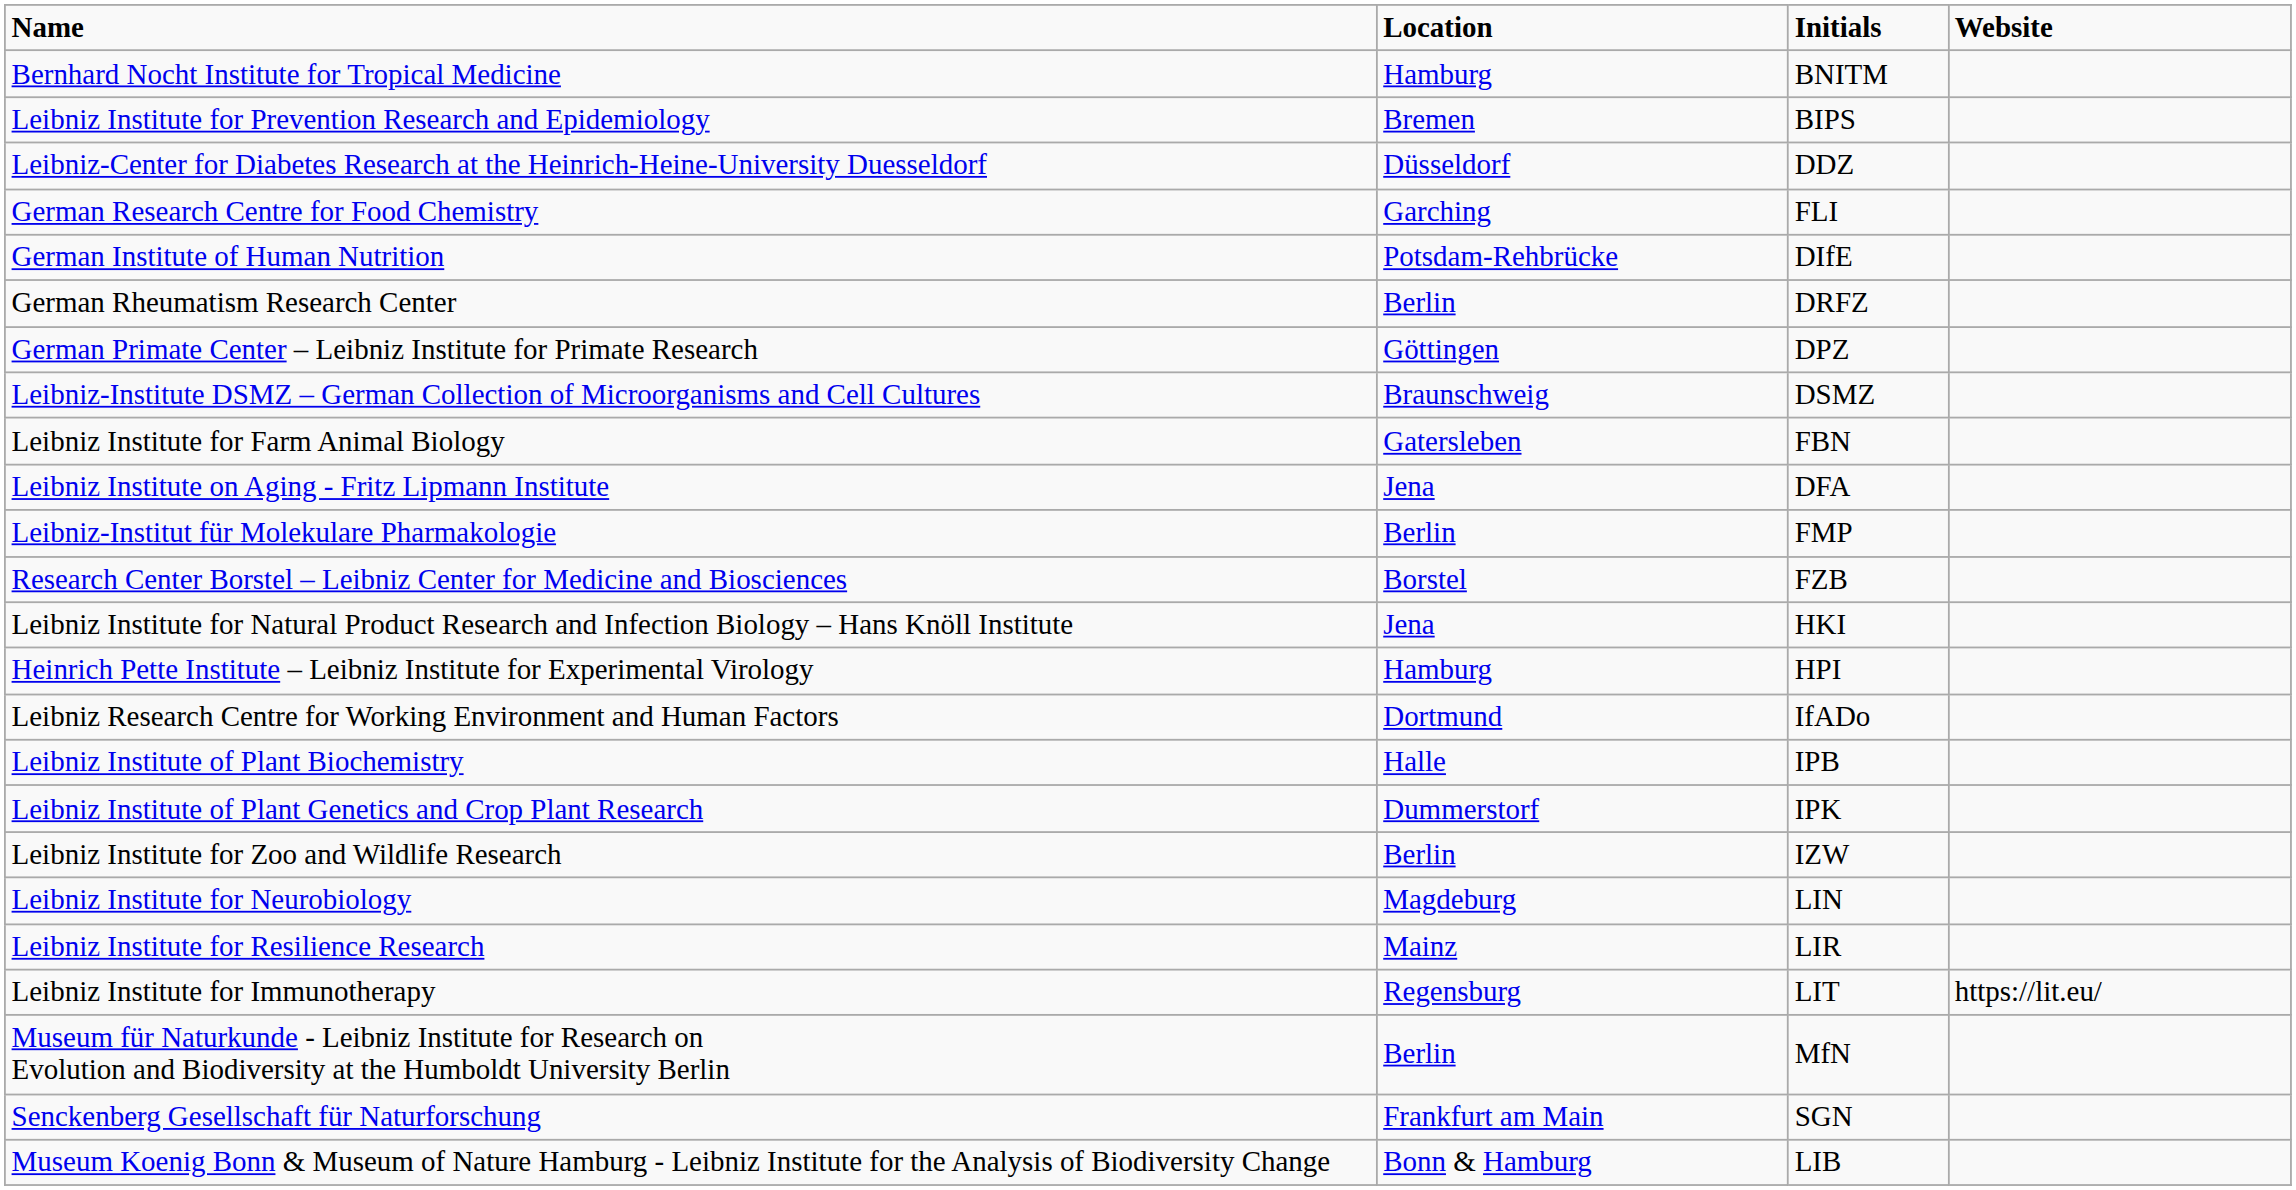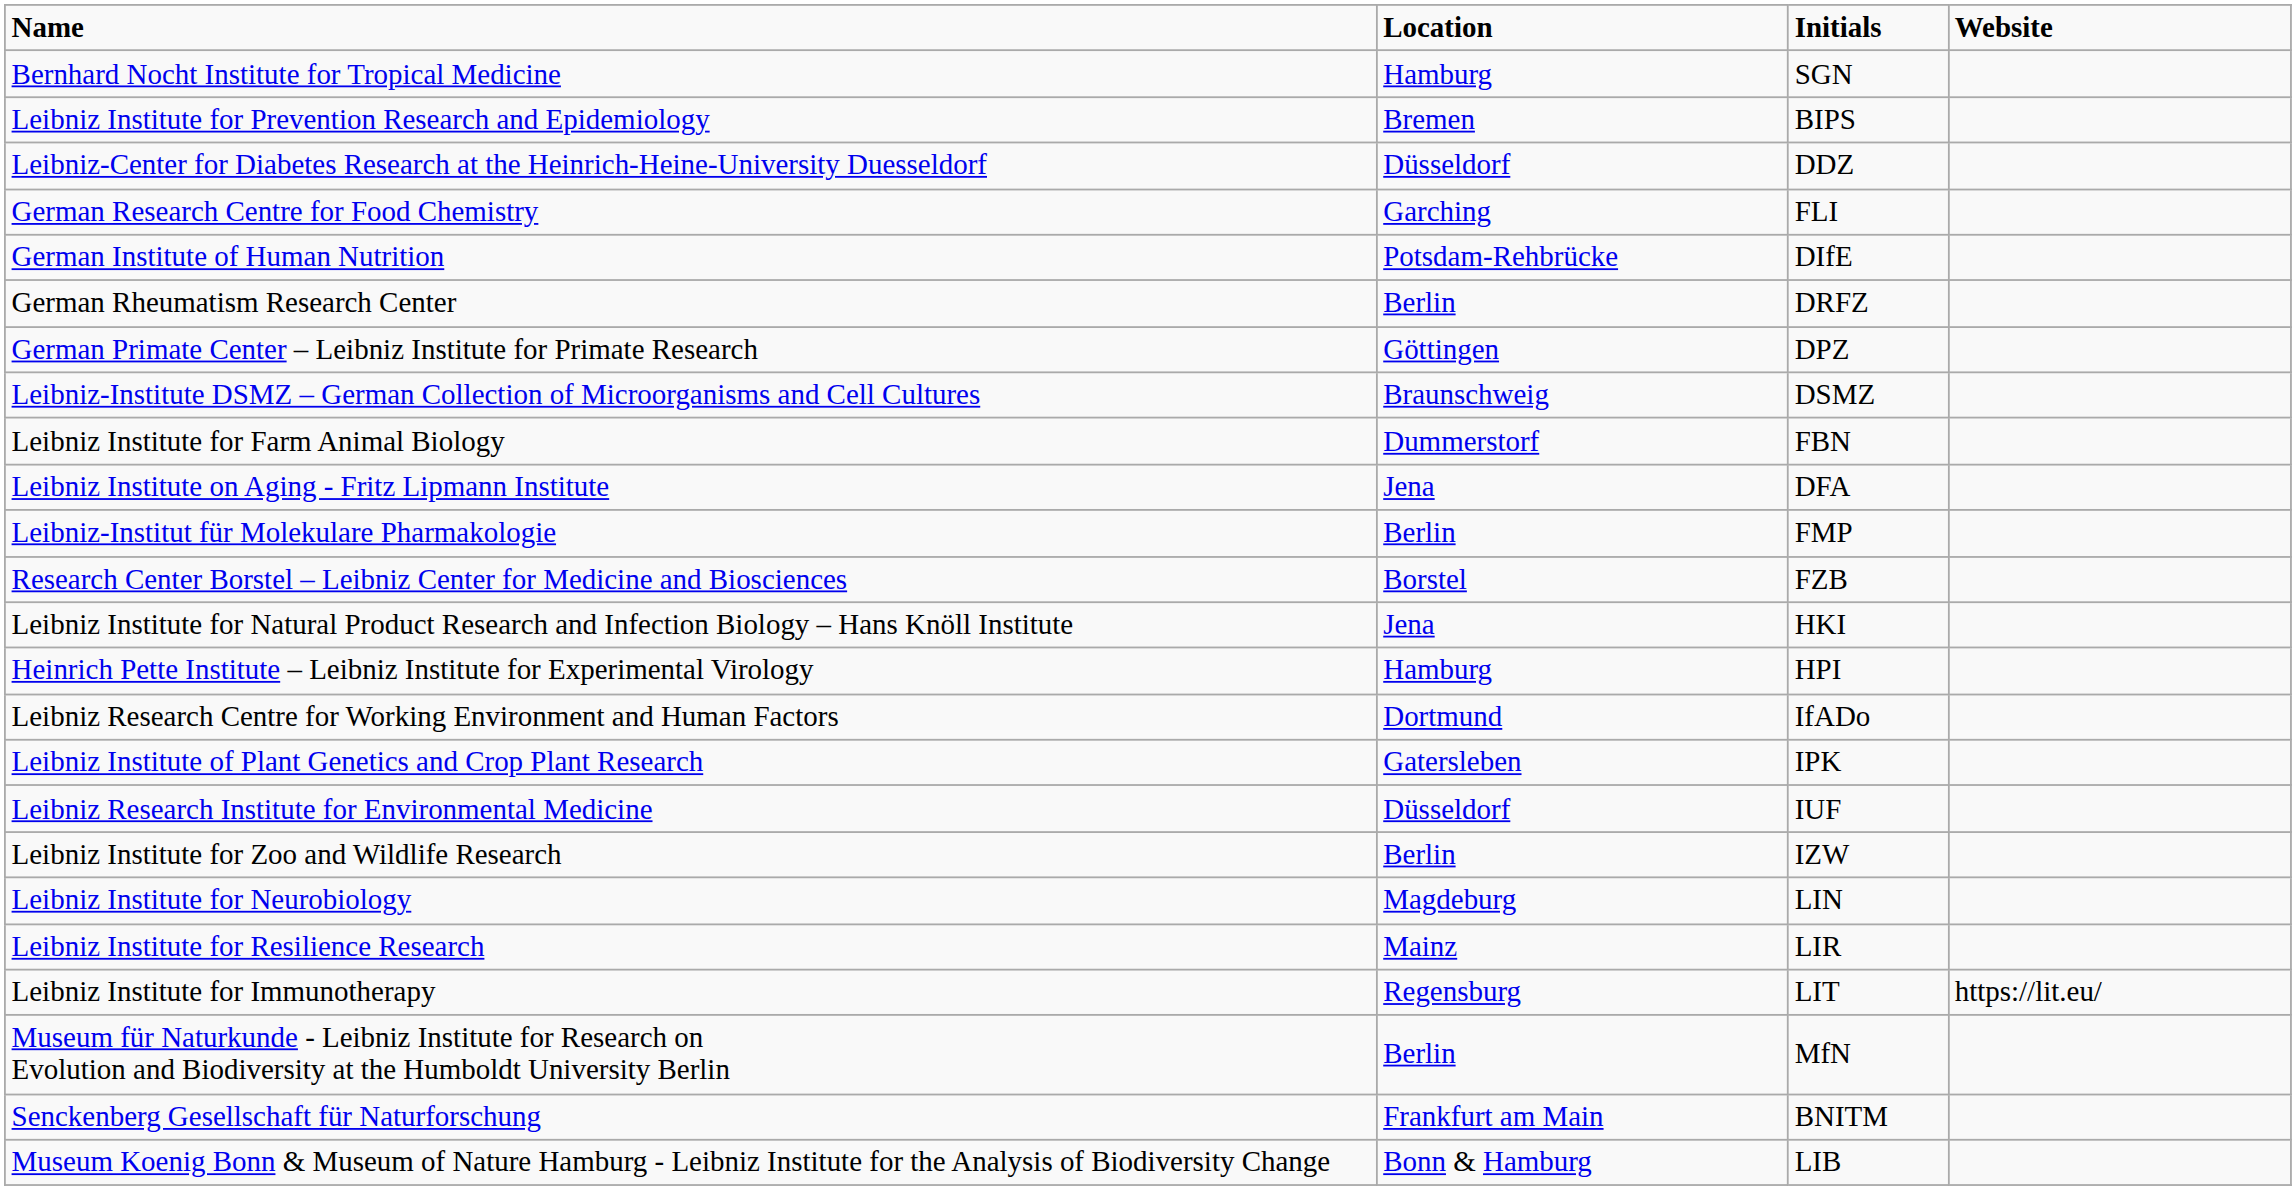(1841, 73) BNITM -> (1824, 73) SGN
(1452, 440) Gatersleben -> (1461, 440) Dummerstorf
- row: (238, 762)
(1461, 808) Dummerstorf -> (1452, 762) Gatersleben
+ row: (332, 808)
(1824, 1116) SGN -> (1841, 1116) BNITM
